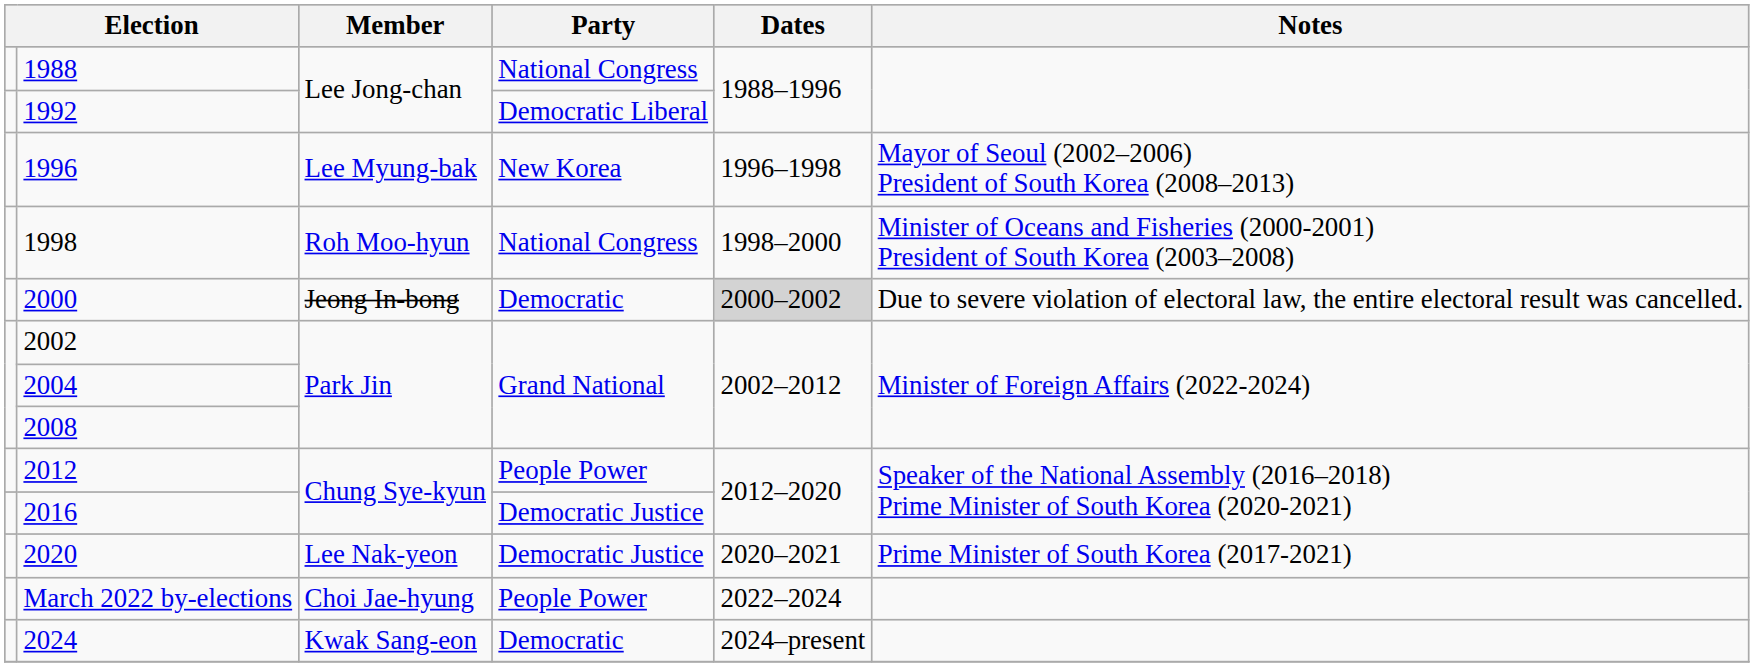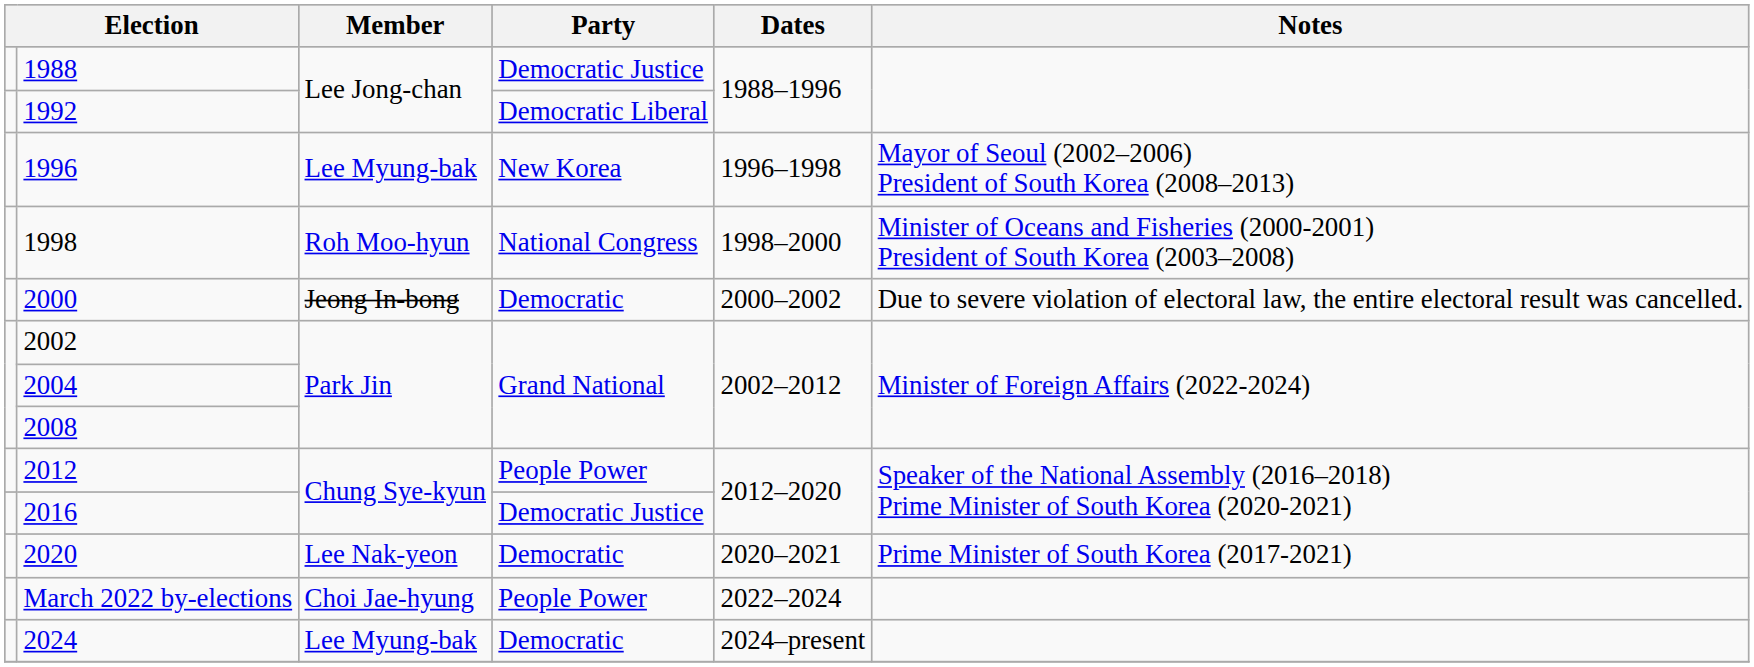(598, 68) National Congress -> (601, 68) Democratic Justice
(781, 299) lightgrey background -> (781, 299) no background
(601, 555) Democratic Justice -> (561, 555) Democratic
(391, 640) Kwak Sang-eon -> (391, 640) Lee Myung-bak
